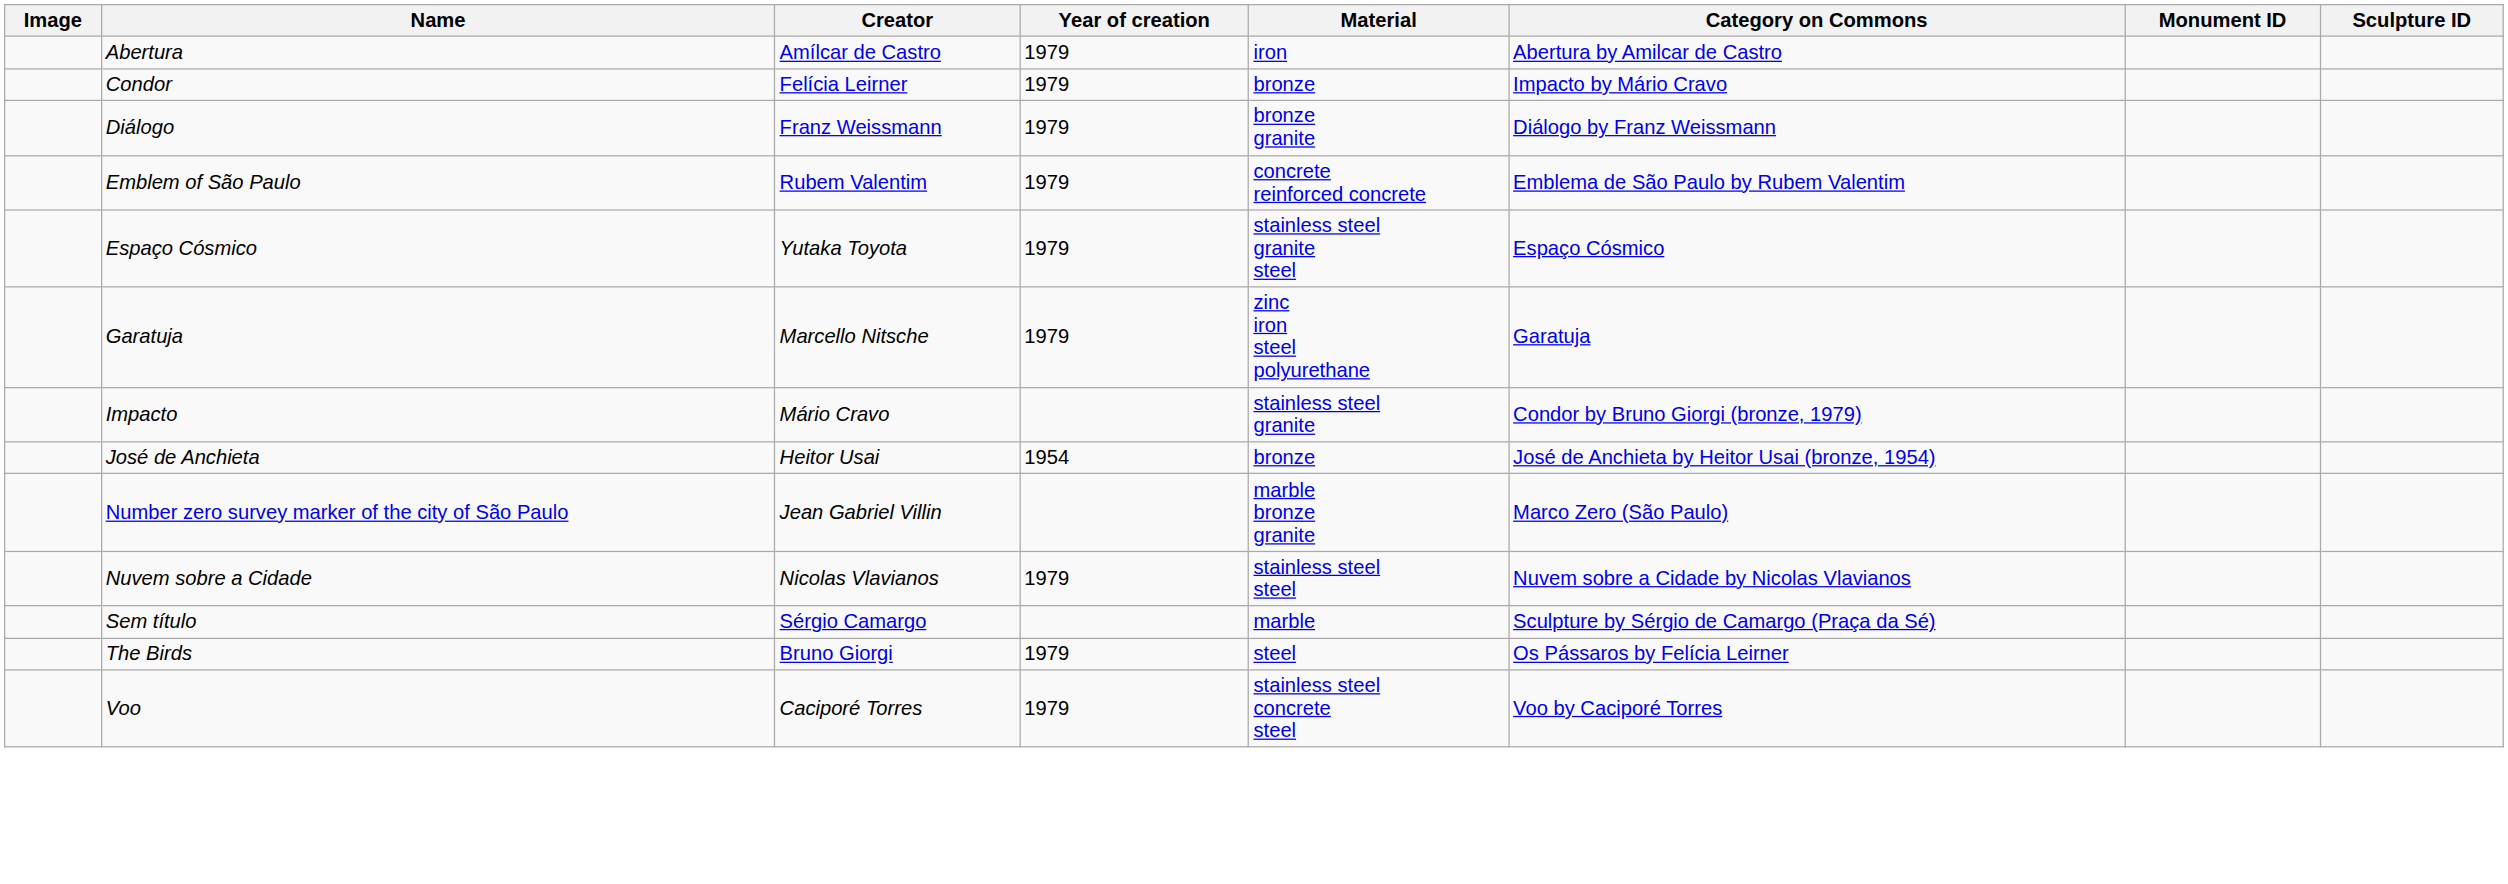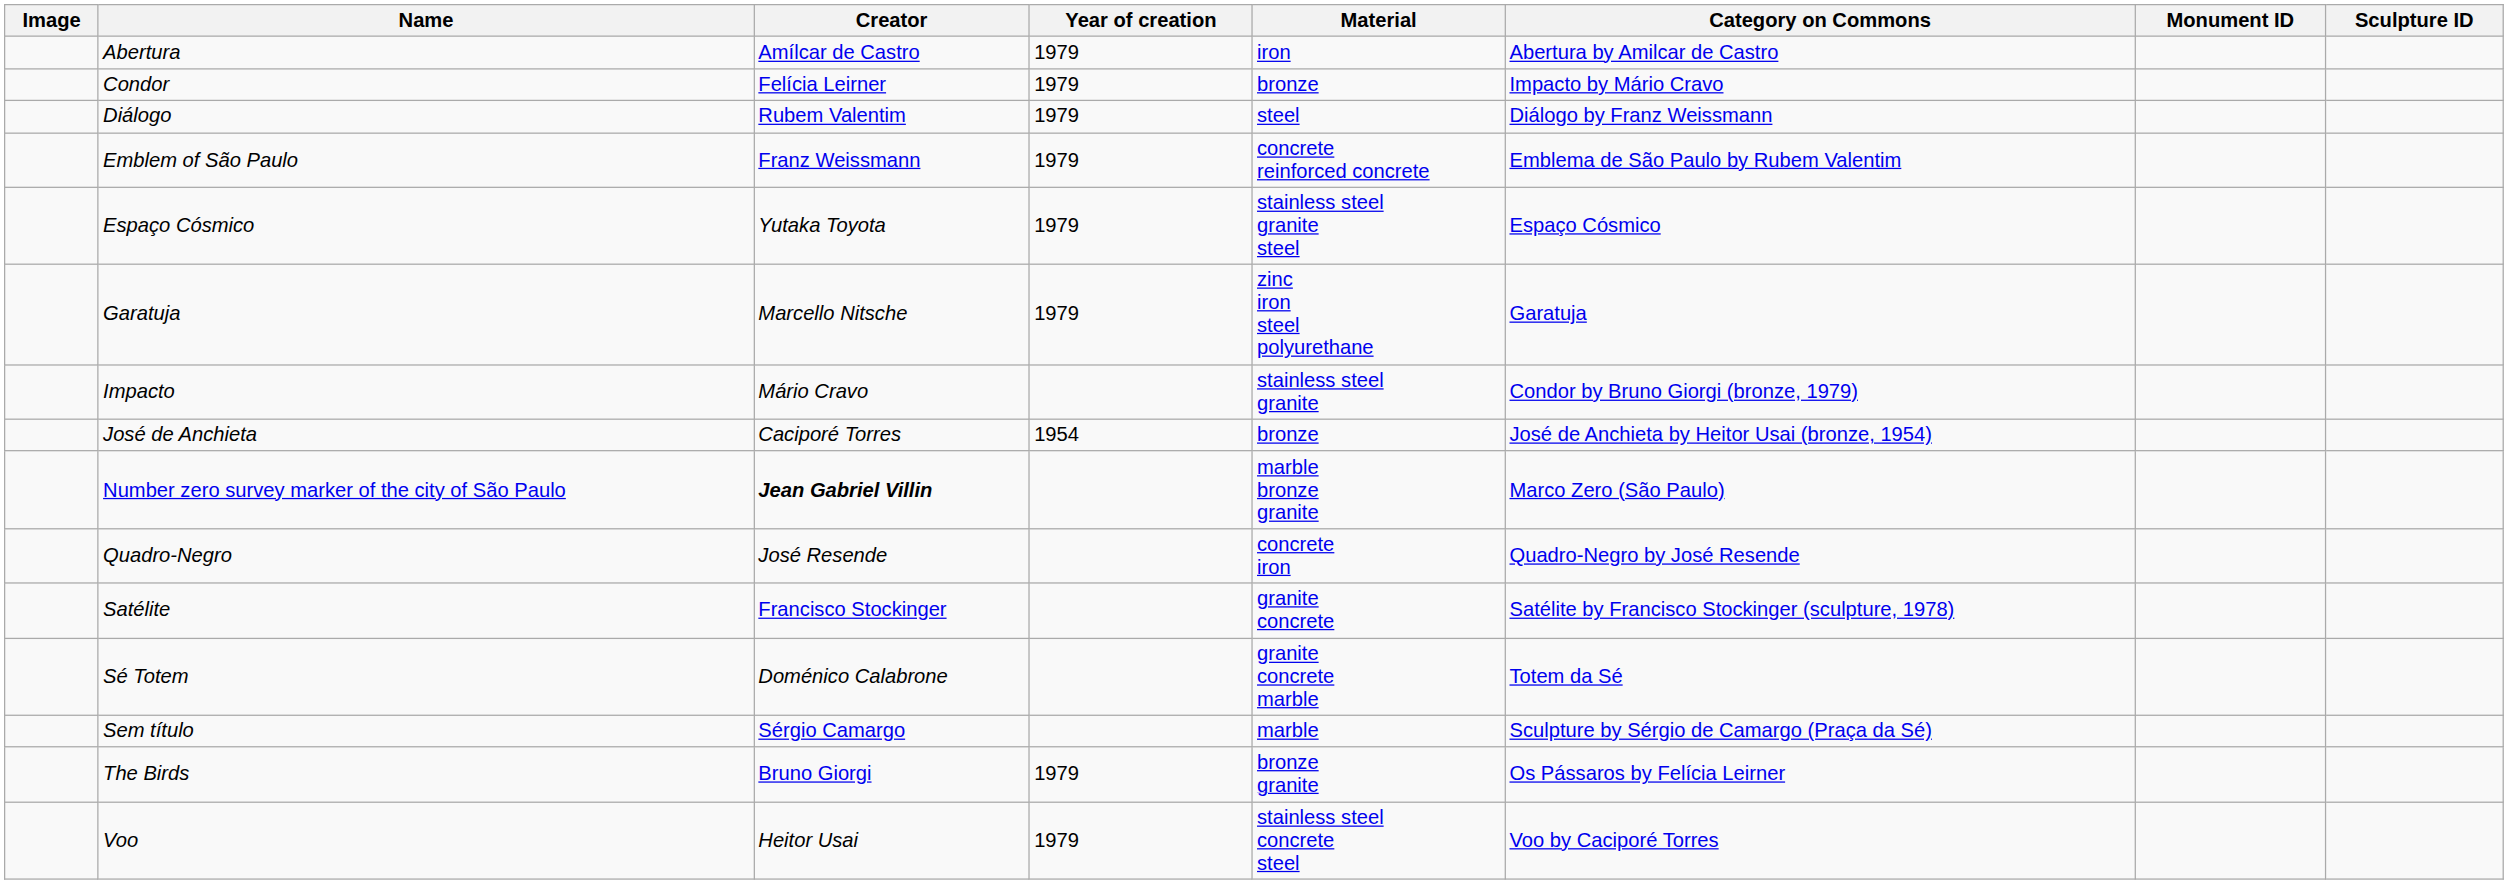(861, 127) Franz Weissmann -> (832, 116) Rubem Valentim
(1284, 127) bronze granite -> (1278, 116) steel
(853, 182) Rubem Valentim -> (839, 159) Franz Weissmann
(829, 457) Heitor Usai -> (830, 435) Caciporé Torres
(861, 512) normal -> (845, 489) bold
- row: (209, 578)
+ row: (168, 555)
+ row: (137, 610)
+ row: (146, 676)
(1275, 653) steel -> (1288, 774) bronze granite
(851, 708) Caciporé Torres -> (808, 840) Heitor Usai
